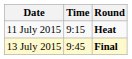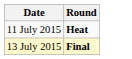- column: (78, 12)
